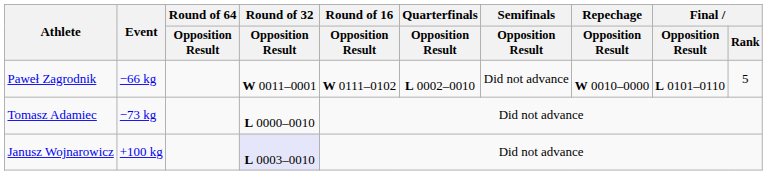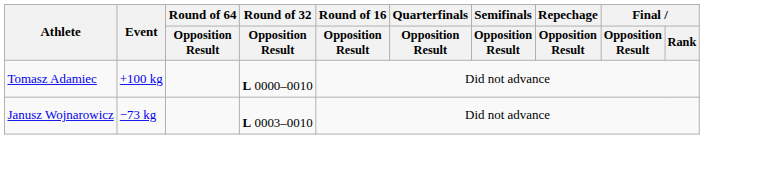- row: (52, 79)
(138, 115) −73 kg -> (141, 79) +100 kg
(141, 152) +100 kg -> (138, 115) −73 kg
(280, 160) lavender background -> (278, 123) no background
